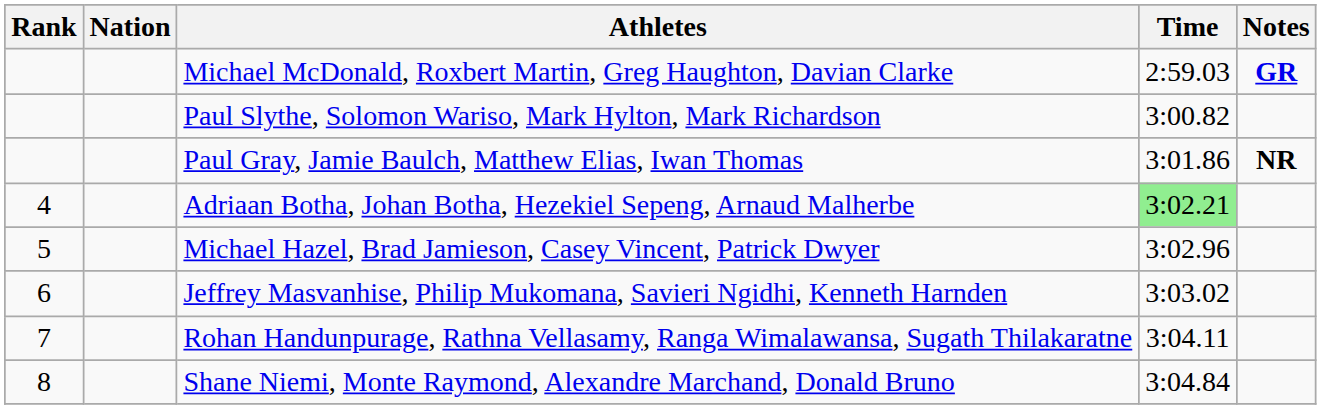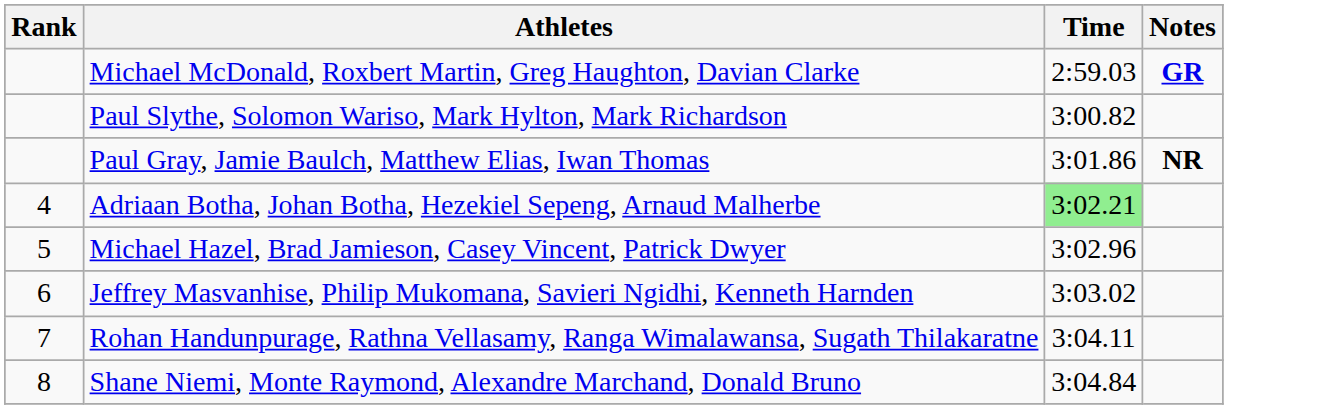- column: (130, 26)
